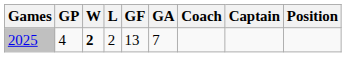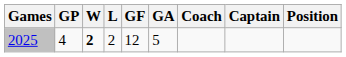(132, 39) 13 -> (132, 39) 12
(156, 39) 7 -> (156, 39) 5
